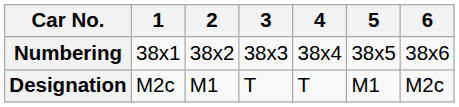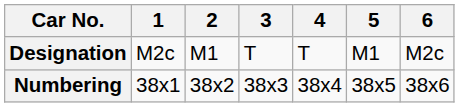rows swapped: (68, 85) <-> (68, 53)
